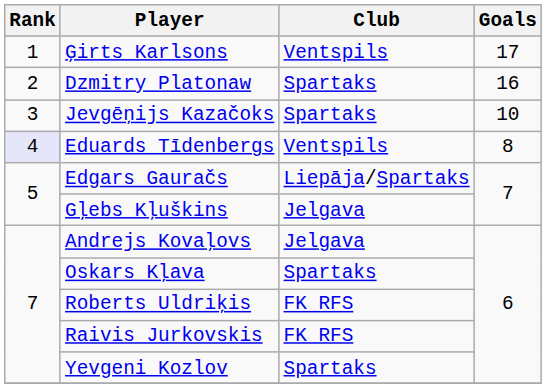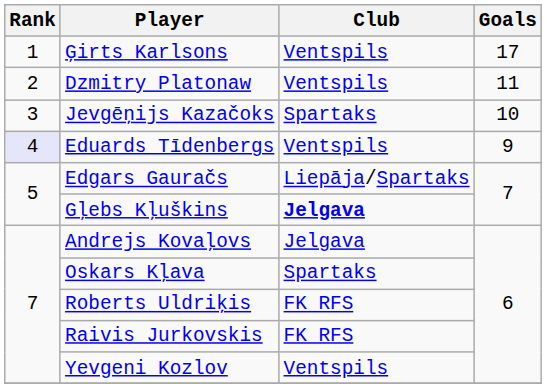(330, 84) Spartaks -> (336, 84) Ventspils
(508, 84) 16 -> (508, 84) 11
(508, 147) 8 -> (508, 147) 9
(324, 210) normal -> (324, 210) bold
(330, 368) Spartaks -> (336, 368) Ventspils
